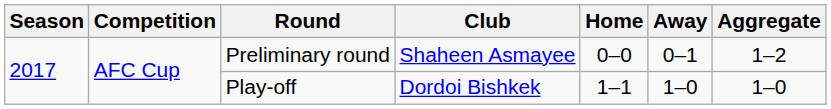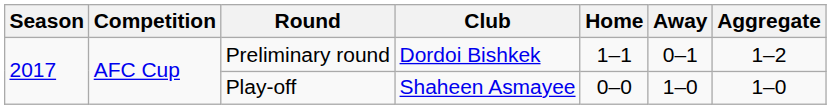(488, 54) Shaheen Asmayee -> (470, 54) Dordoi Bishkek
(614, 54) 0–0 -> (614, 54) 1–1
(470, 87) Dordoi Bishkek -> (488, 87) Shaheen Asmayee
(614, 87) 1–1 -> (614, 87) 0–0
